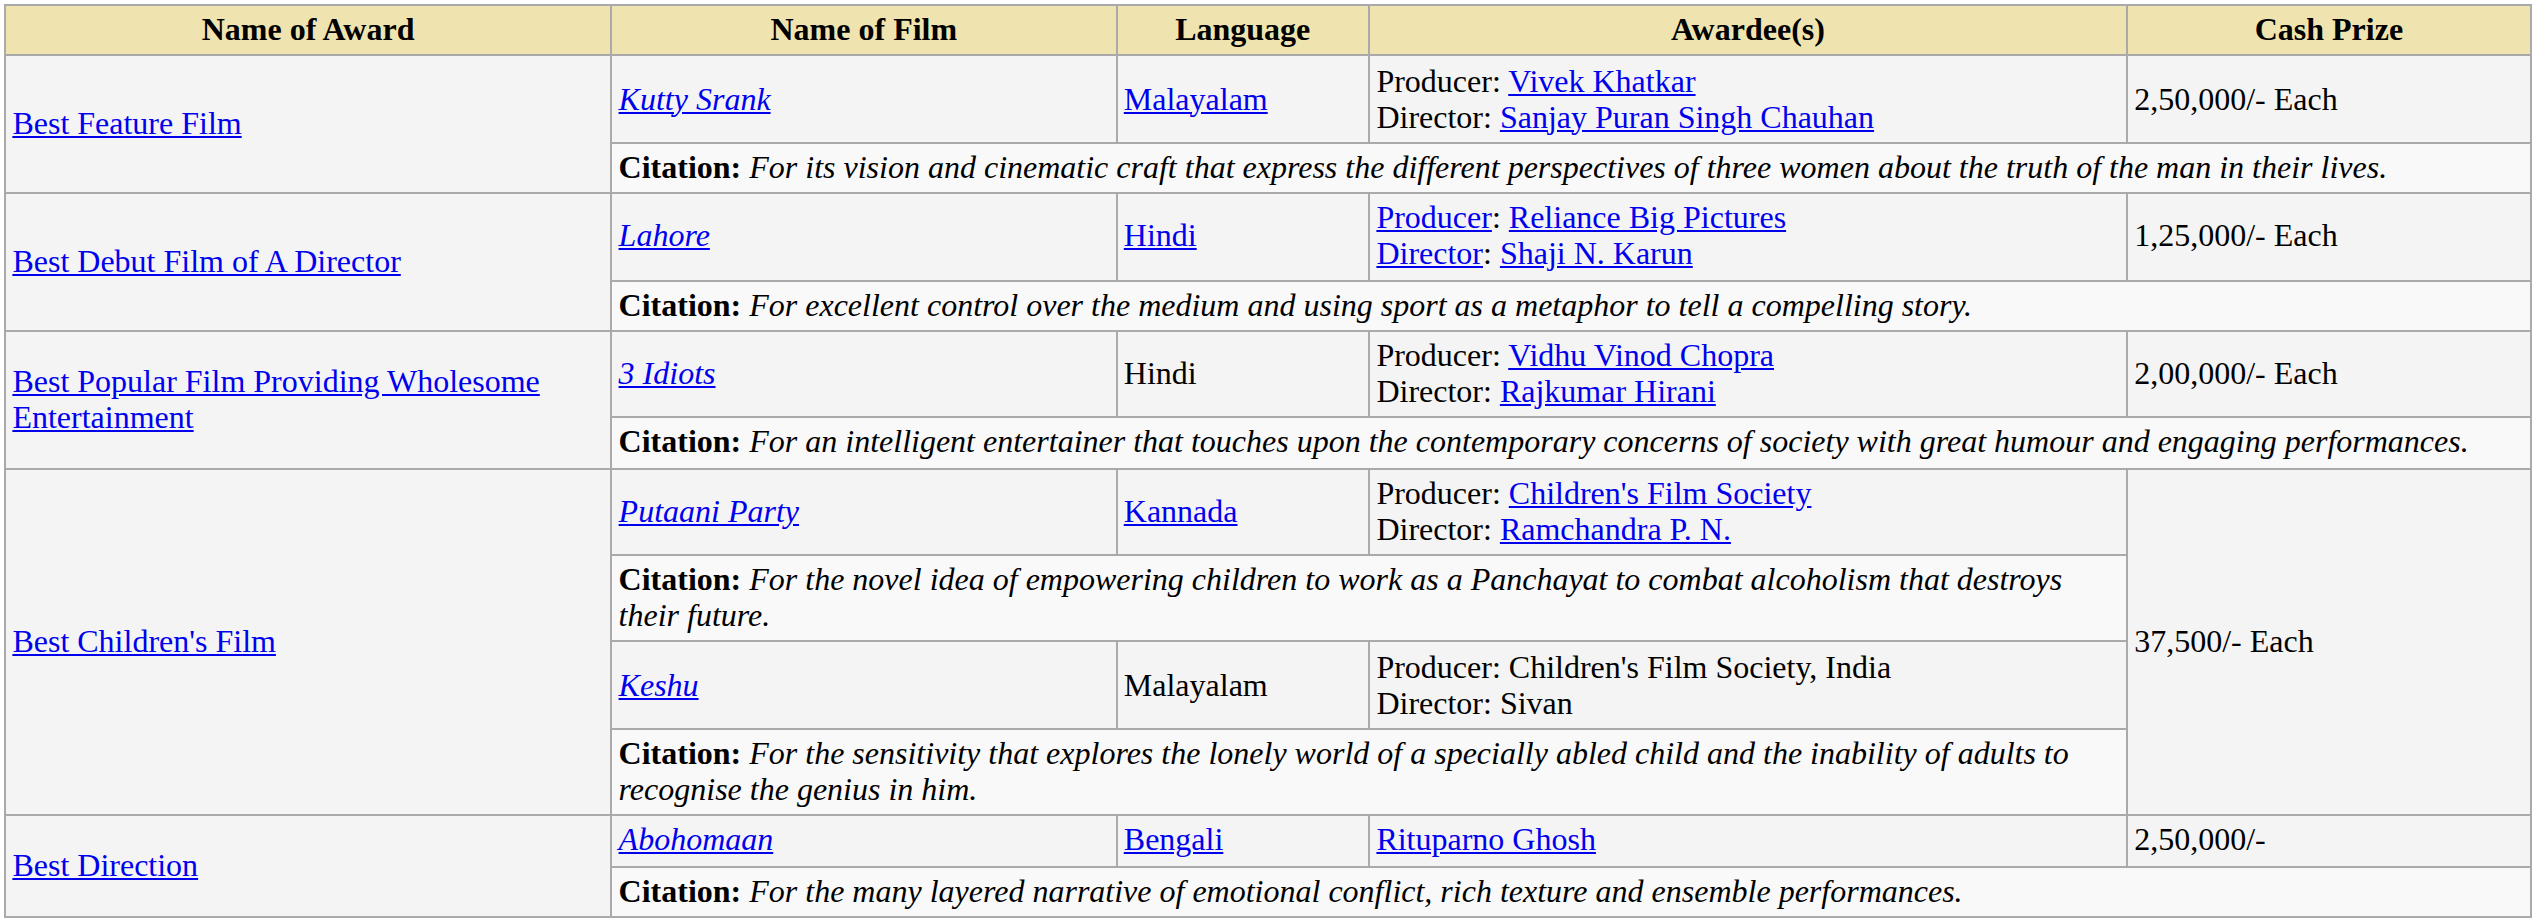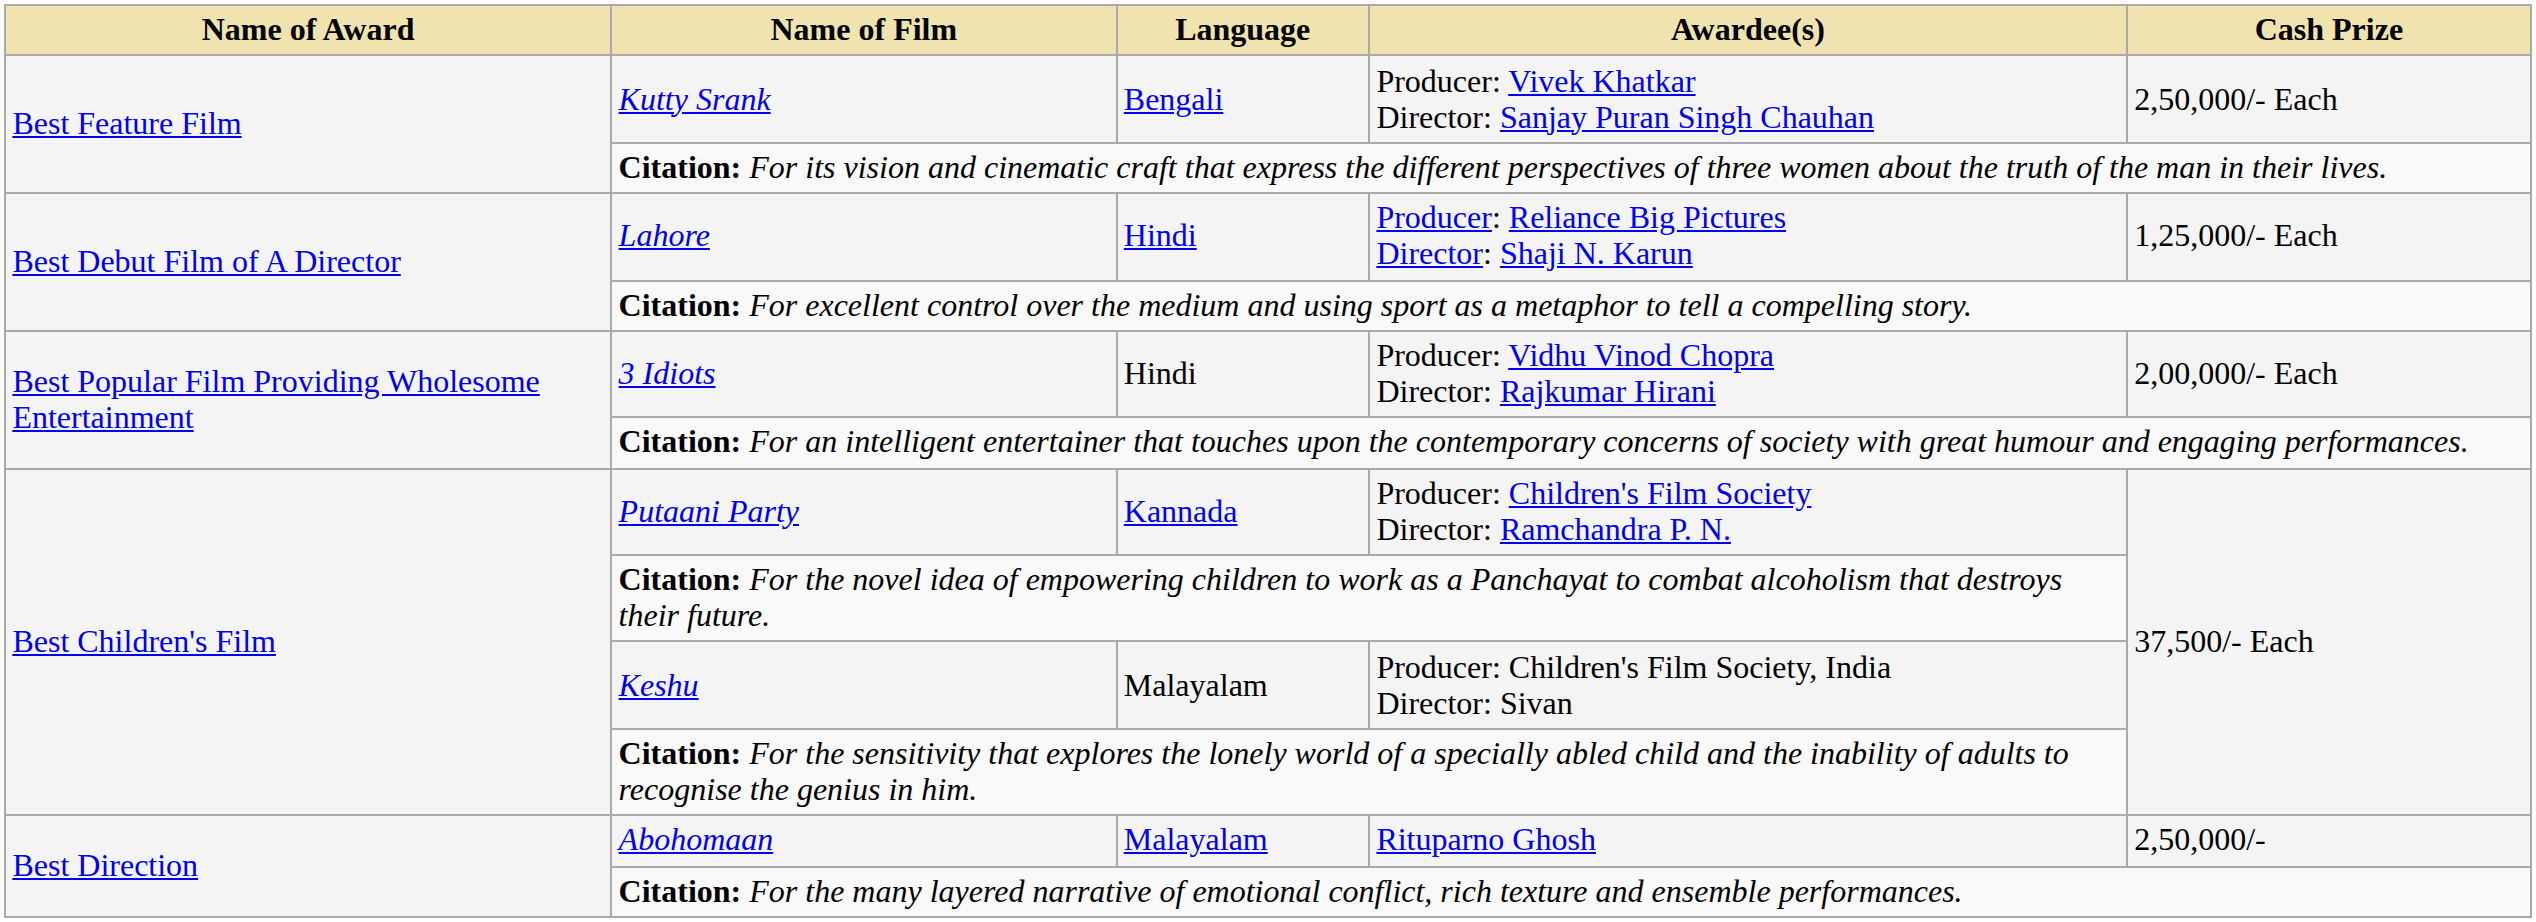(1196, 98) Malayalam -> (1174, 98) Bengali
(1174, 840) Bengali -> (1196, 840) Malayalam
